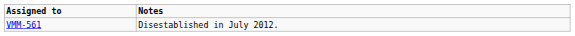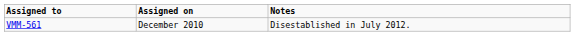+ column: (166, 11)
